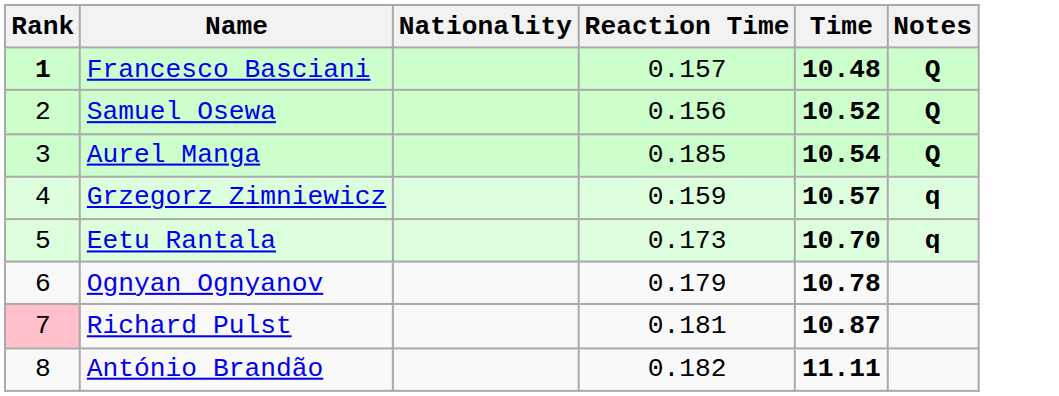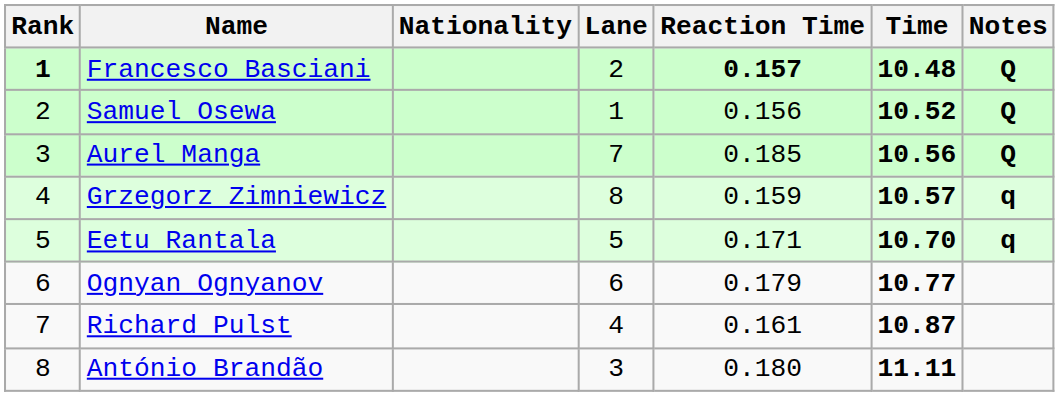+ column: (616, 26)
(687, 69) normal -> (763, 69) bold
(841, 155) 10.54 -> (917, 155) 10.56
(687, 240) 0.173 -> (763, 240) 0.171
(841, 283) 10.78 -> (917, 283) 10.77
(43, 326) pink background -> (43, 326) no background
(687, 326) 0.181 -> (763, 326) 0.161
(687, 369) 0.182 -> (763, 369) 0.180
